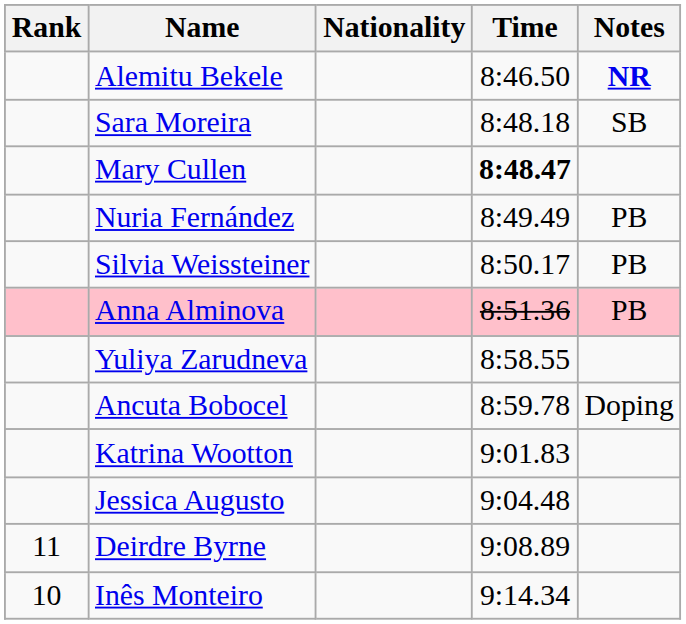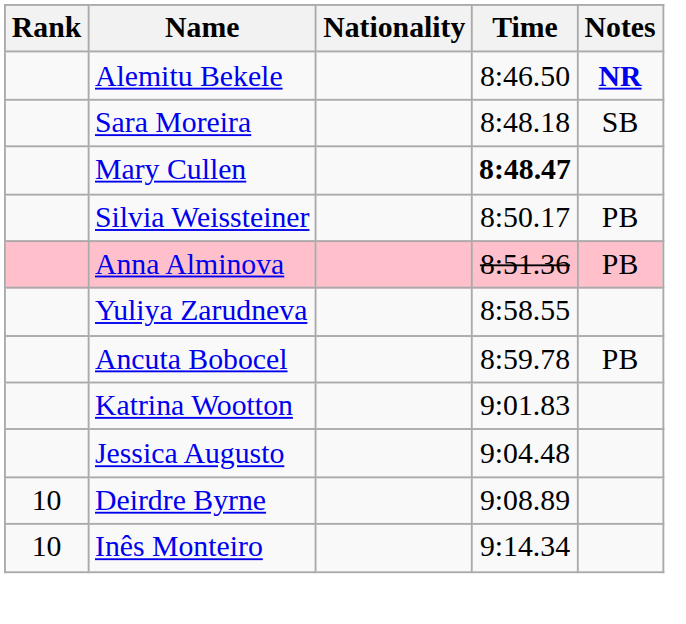- row: (195, 216)
(629, 405) Doping -> (620, 358) PB
(47, 547) 11 -> (47, 500) 10
